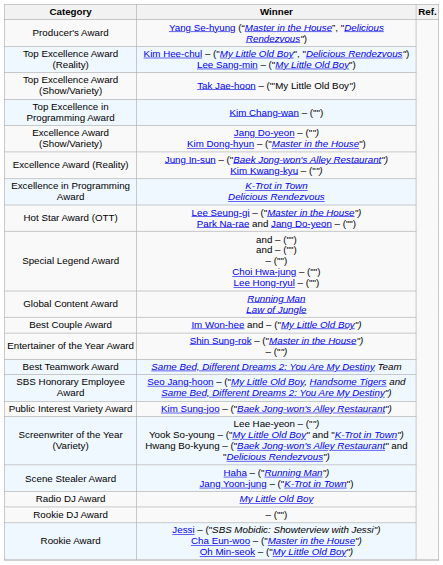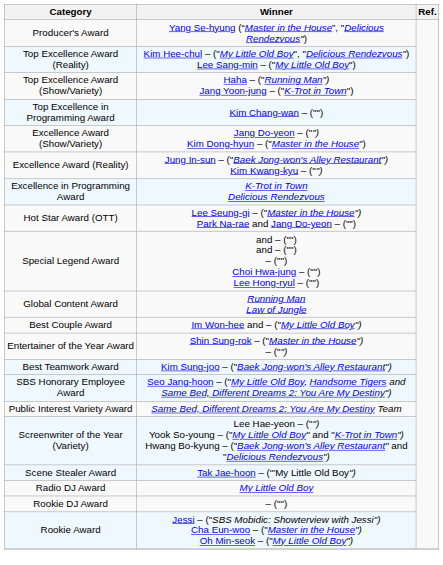(276, 86) Tak Jae-hoon – ("'My Little Old Boy") -> (276, 86) Haha – ("Running Man") Jang Yoon-jung – ("K-Trot in Town")
(276, 367) Same Bed, Different Dreams 2: You Are My Destiny Team -> (276, 367) Kim Sung-joo – ("Baek Jong-won's Alley Restaurant")
(276, 409) Kim Sung-joo – ("Baek Jong-won's Alley Restaurant") -> (276, 409) Same Bed, Different Dreams 2: You Are My Destiny Team
(276, 478) Haha – ("Running Man") Jang Yoon-jung – ("K-Trot in Town") -> (276, 473) Tak Jae-hoon – ("'My Little Old Boy")
